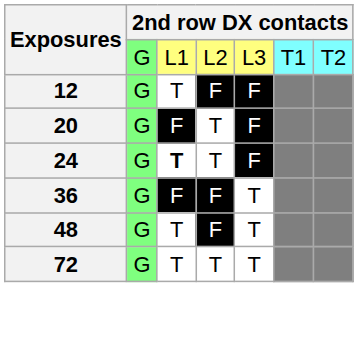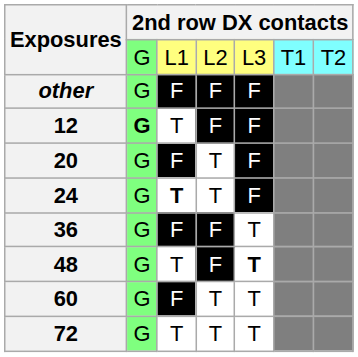+ row: (66, 92)
(142, 92) normal -> (142, 126) bold
(254, 230) normal -> (254, 265) bold
+ row: (66, 299)
